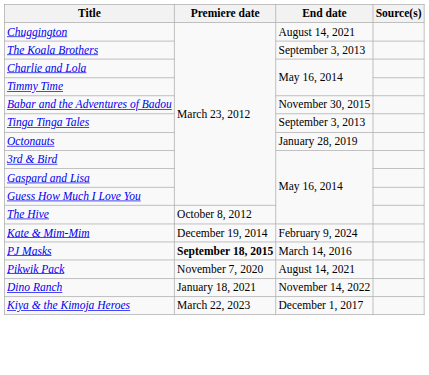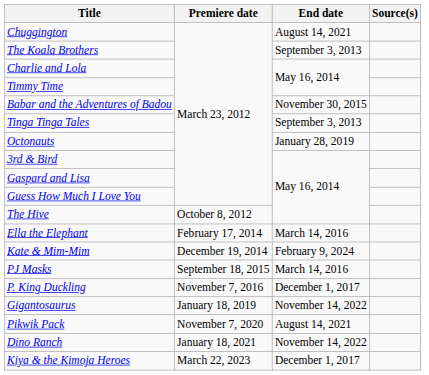+ row: (47, 232)
(225, 251) bold -> (223, 269) normal
+ row: (46, 287)
+ row: (41, 305)
